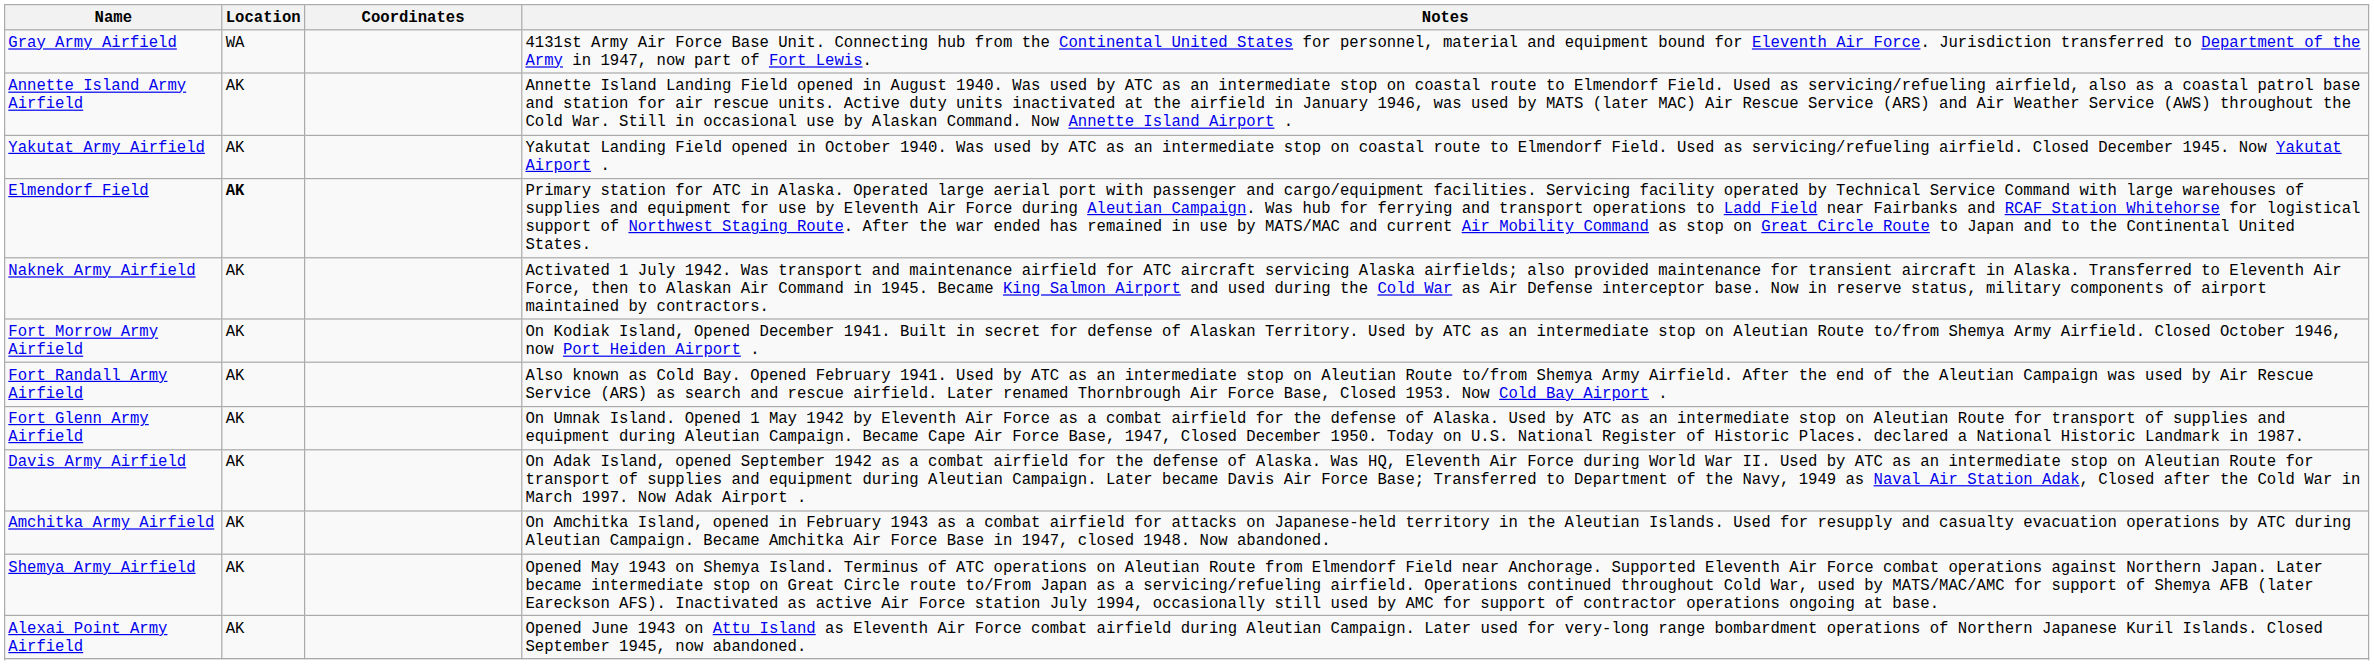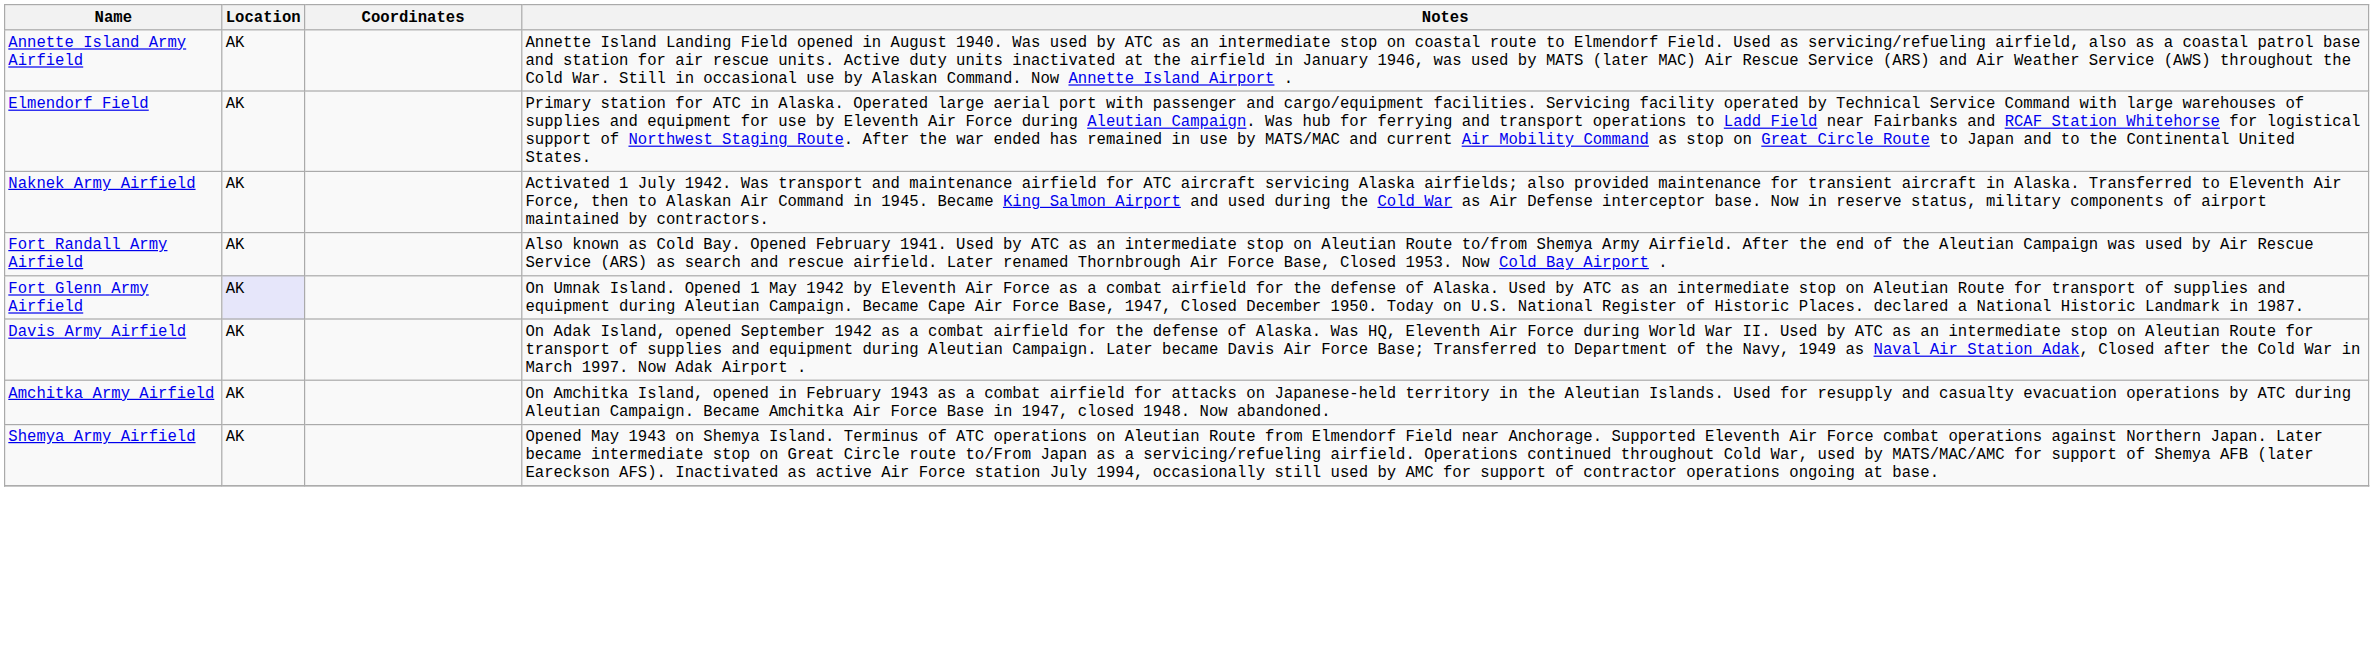- row: (93, 43)
- row: (107, 148)
(235, 191) bold -> (235, 104) normal
- row: (83, 341)
(235, 419) no background -> (235, 288) lavender background
- row: (88, 637)
